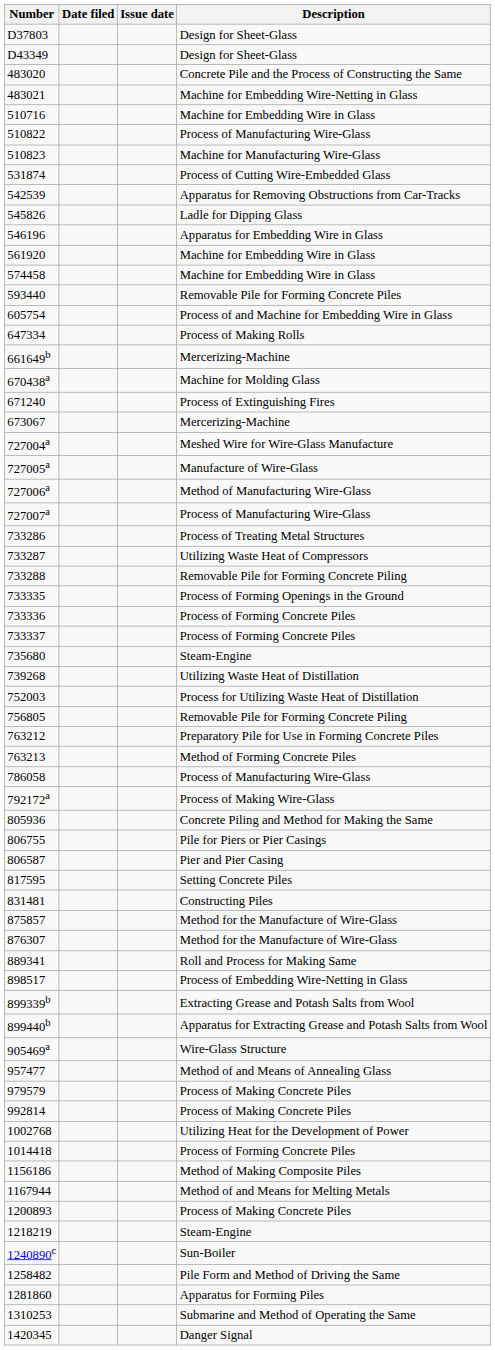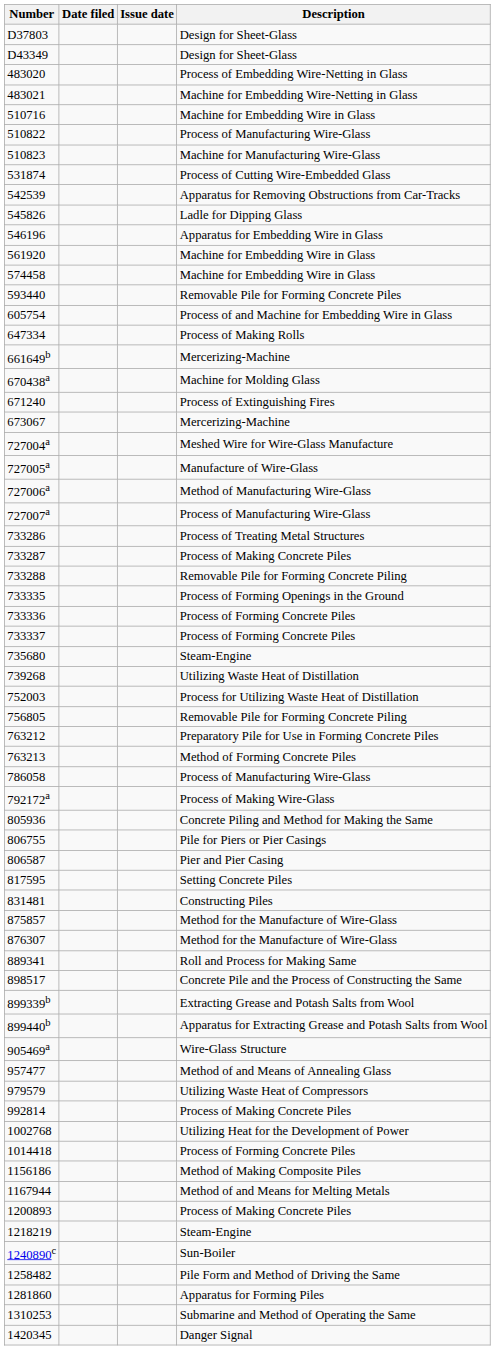(321, 74) Concrete Pile and the Process of Constructing the Same -> (294, 74) Process of Embedding Wire-Netting in Glass
(274, 556) Utilizing Waste Heat of Compressors -> (265, 556) Process of Making Concrete Piles
(294, 980) Process of Embedding Wire-Netting in Glass -> (321, 980) Concrete Pile and the Process of Constructing the Same
(265, 1091) Process of Making Concrete Piles -> (274, 1091) Utilizing Waste Heat of Compressors
